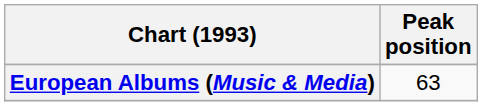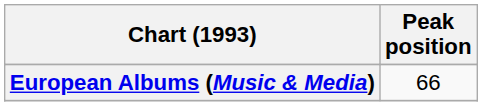(428, 82) 63 -> (428, 82) 66
